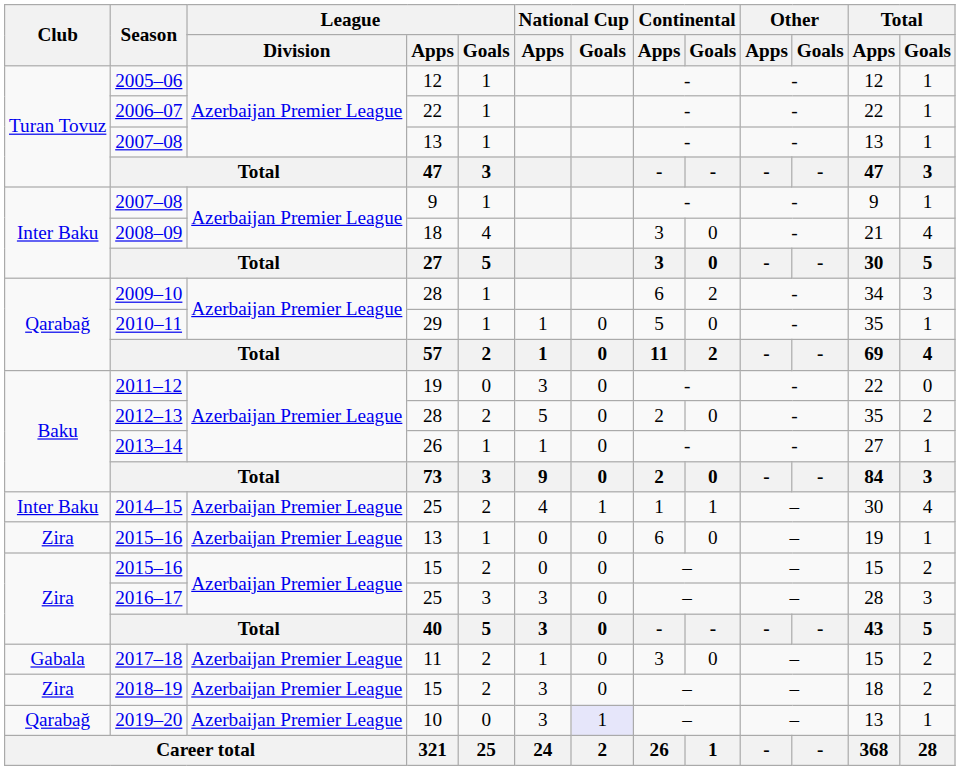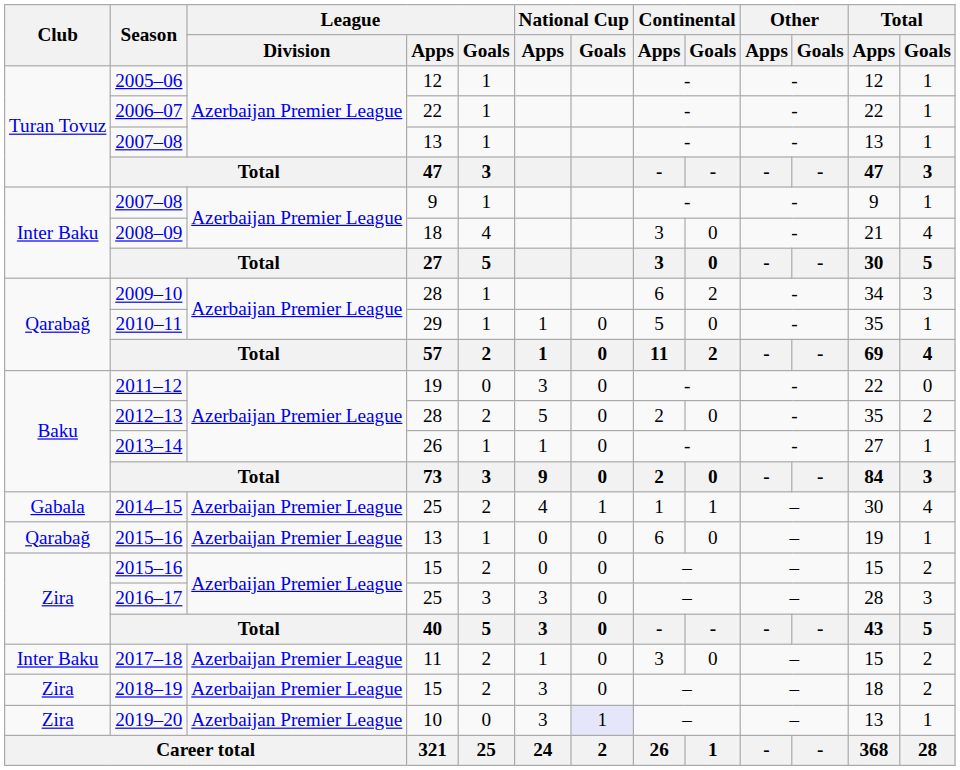(58, 506) Inter Baku -> (58, 506) Gabala
(58, 537) Zira -> (58, 537) Qarabağ
(58, 659) Gabala -> (58, 659) Inter Baku
(58, 720) Qarabağ -> (58, 720) Zira
